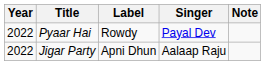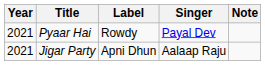(20, 32) 2022 -> (20, 32) 2021
(20, 51) 2022 -> (20, 51) 2021
